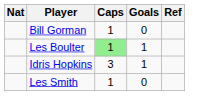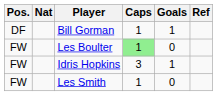+ column: (18, 13)
(144, 30) 0 -> (172, 30) 1
(144, 47) 1 -> (172, 47) 0
